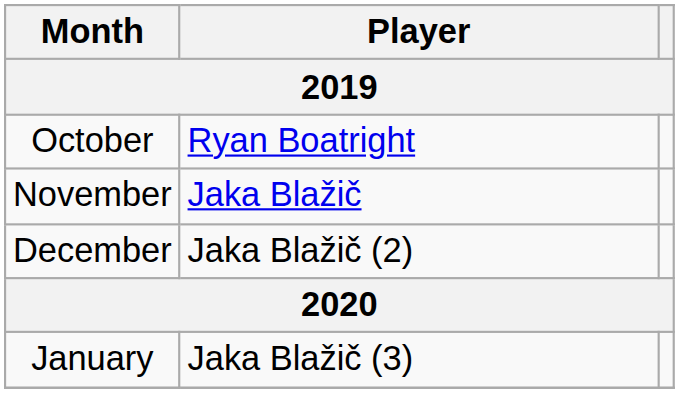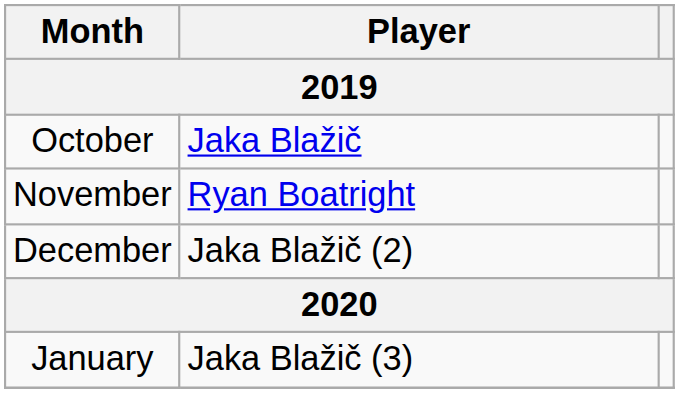(301, 140) Ryan Boatright -> (275, 140) Jaka Blažič
(275, 195) Jaka Blažič -> (301, 195) Ryan Boatright
